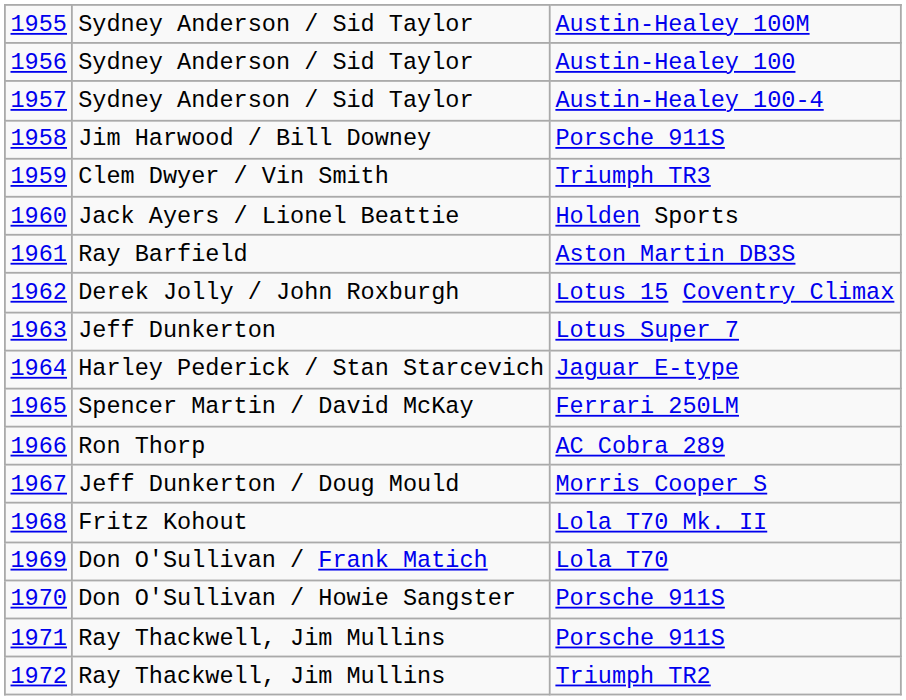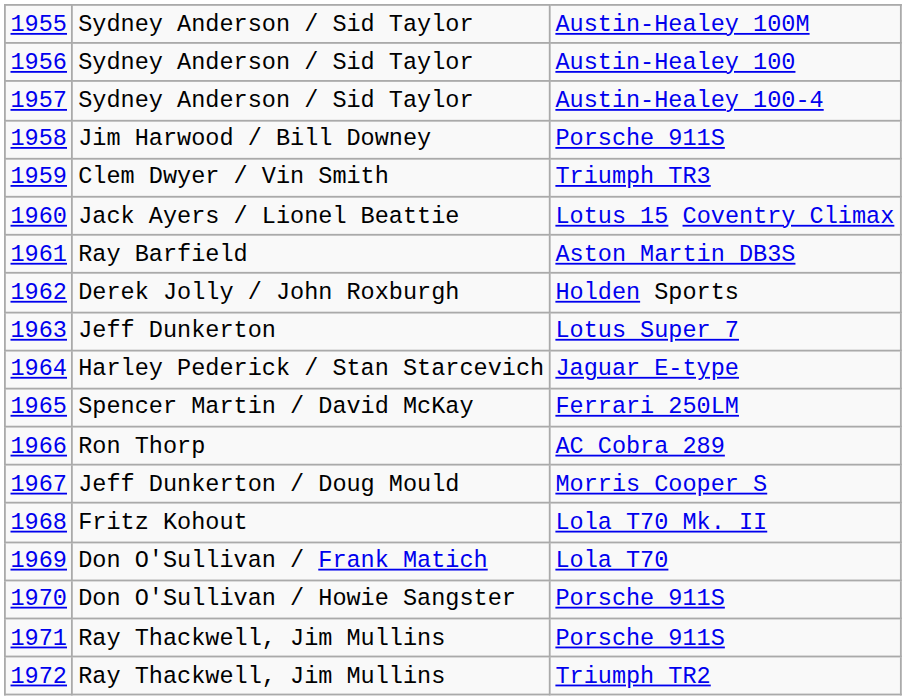(647, 216) Holden Sports -> (725, 216) Lotus 15 Coventry Climax
(725, 293) Lotus 15 Coventry Climax -> (647, 293) Holden Sports
